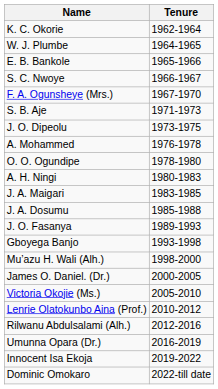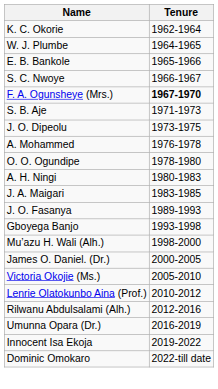(176, 95) normal -> (176, 95) bold
- row: (38, 210)
